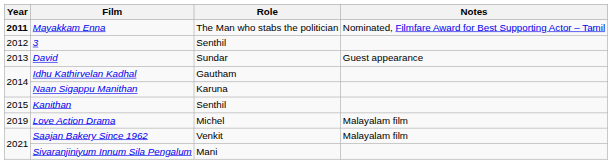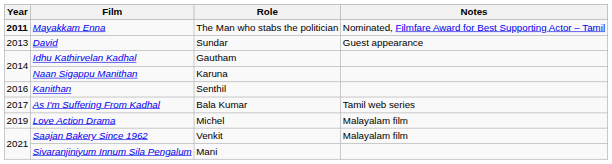- row: (35, 43)
(17, 105) 2015 -> (17, 89) 2016
+ row: (96, 105)
